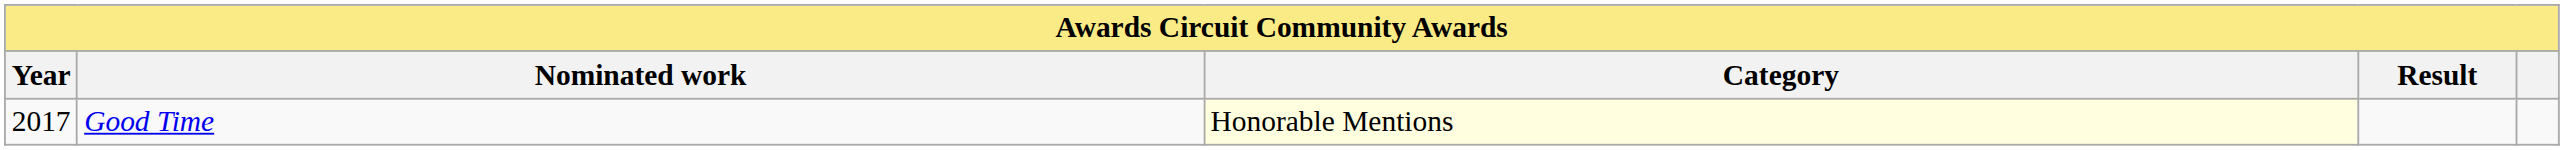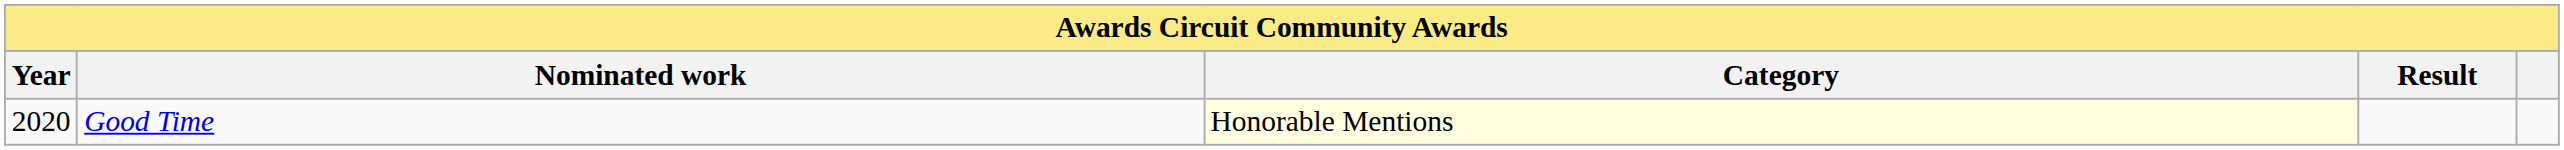(41, 121) 2017 -> (41, 121) 2020
